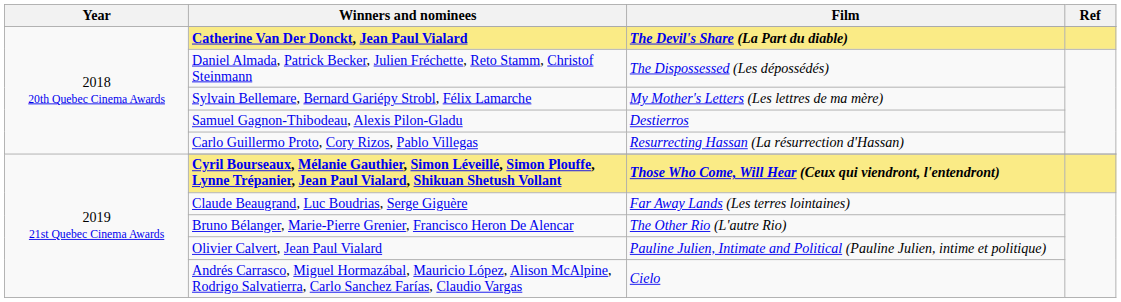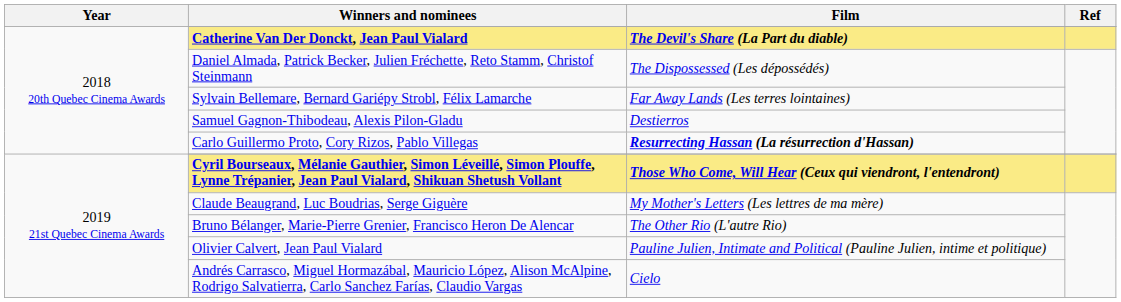(757, 98) My Mother's Letters (Les lettres de ma mère) -> (740, 98) Far Away Lands (Les terres lointaines)
(767, 143) normal -> (772, 143) bold
(740, 203) Far Away Lands (Les terres lointaines) -> (757, 203) My Mother's Letters (Les lettres de ma mère)
